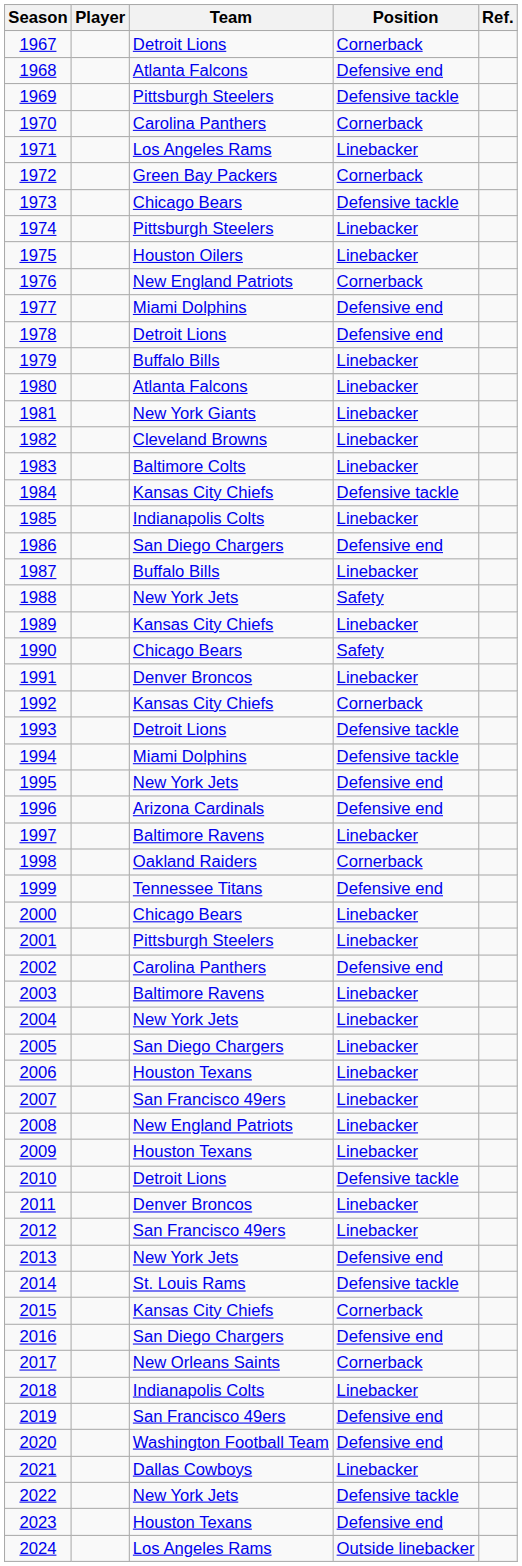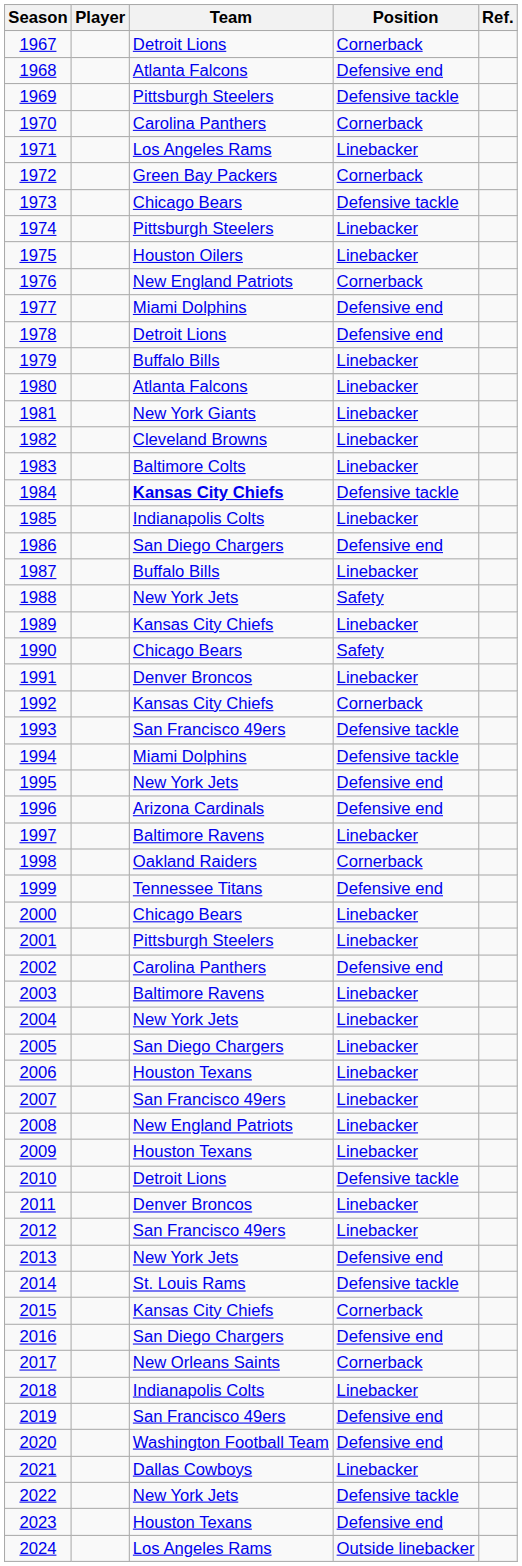(203, 492) normal -> (208, 492) bold
(180, 730) Detroit Lions -> (209, 730) San Francisco 49ers
